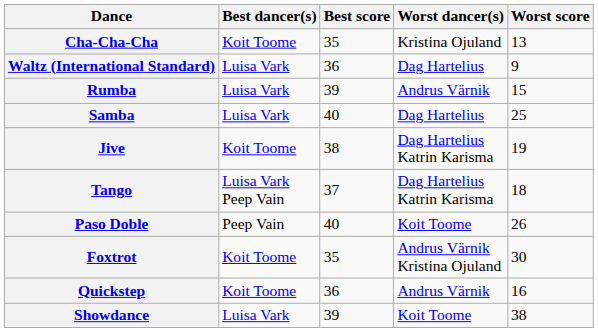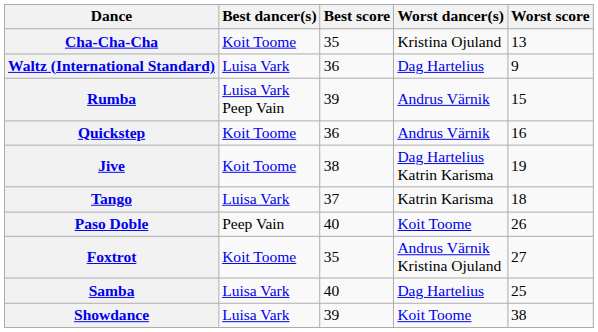(256, 90) Luisa Vark -> (256, 99) Luisa Vark Peep Vain
rows swapped: (112, 290) <-> (112, 115)
(256, 190) Luisa Vark Peep Vain -> (256, 199) Luisa Vark
(445, 190) Dag Hartelius Katrin Karisma -> (445, 199) Katrin Karisma
(519, 257) 30 -> (519, 257) 27
